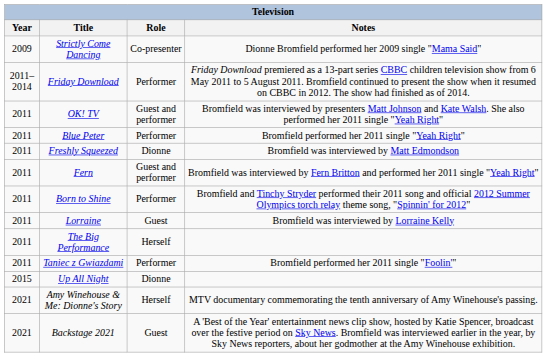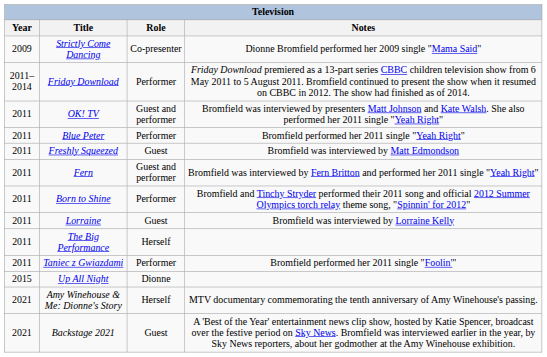(156, 151) Dionne -> (156, 151) Guest
